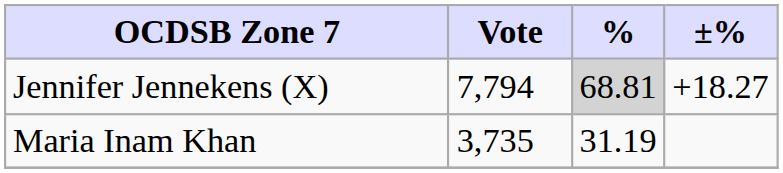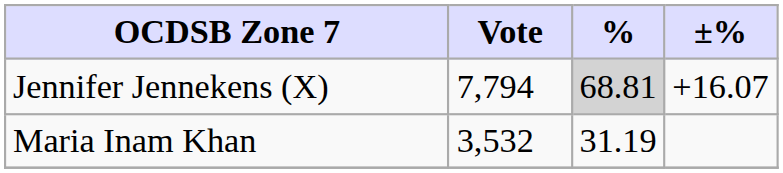(721, 85) +18.27 -> (721, 85) +16.07
(495, 140) 3,735 -> (495, 140) 3,532
